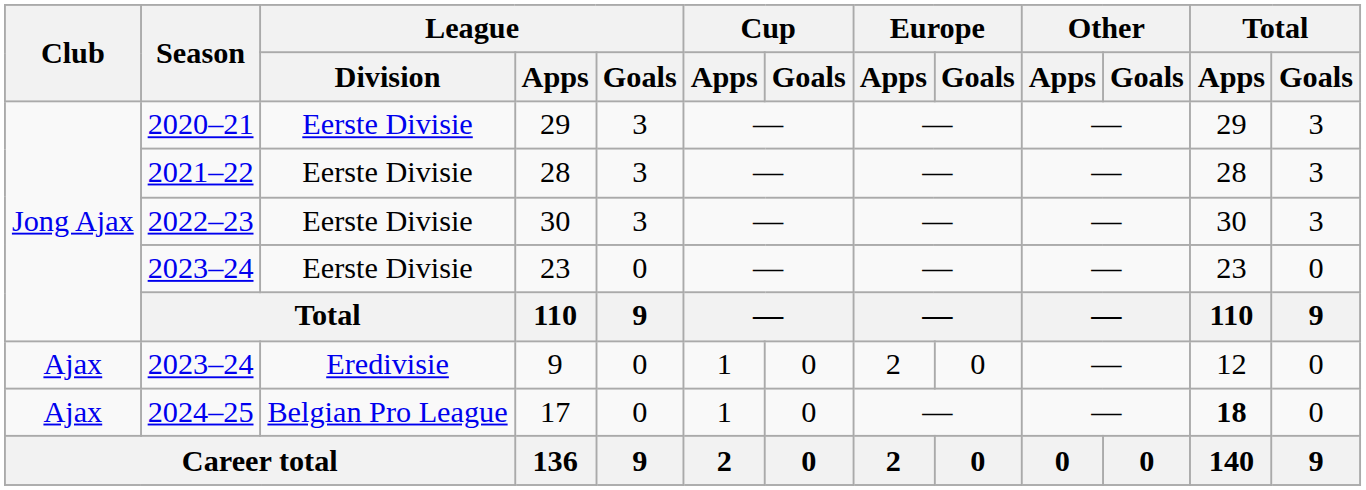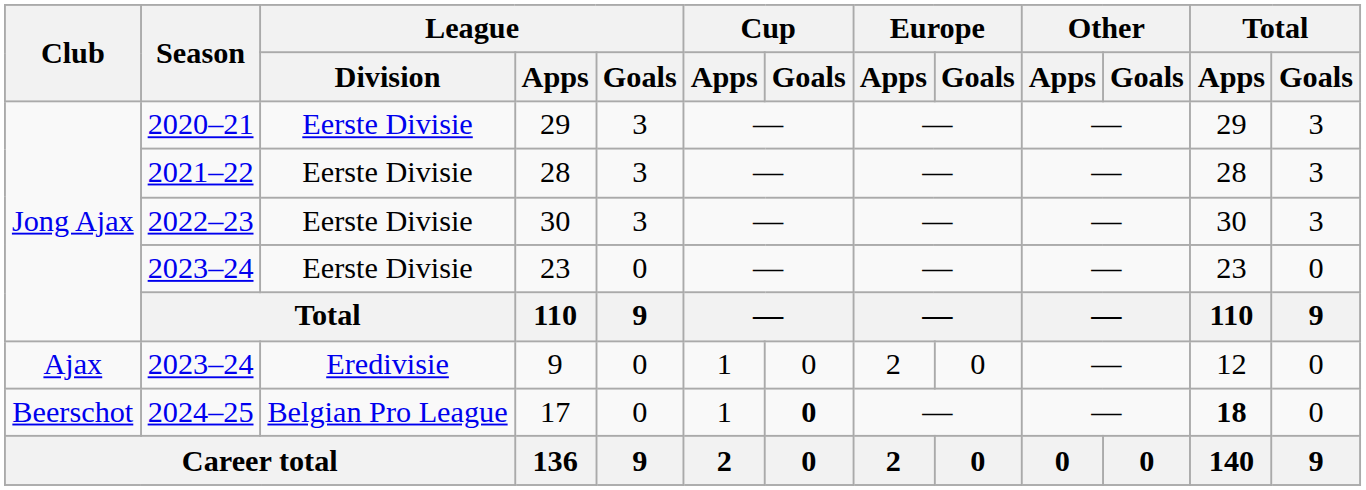(73, 412) Ajax -> (73, 412) Beerschot
(809, 412) normal -> (809, 412) bold
